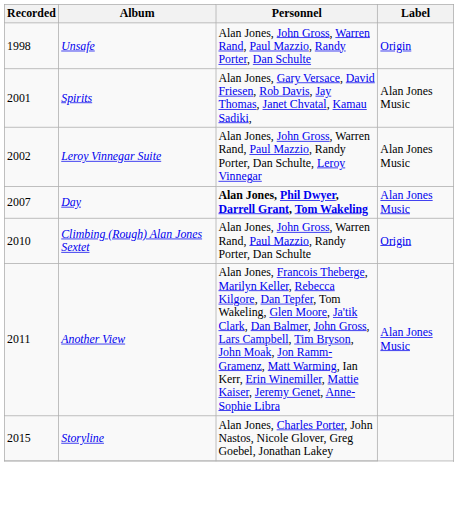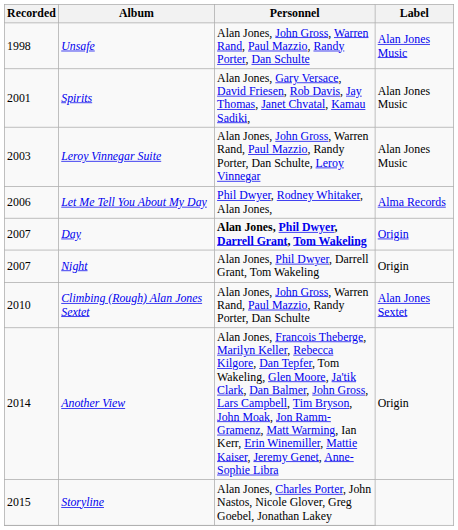(396, 45) Origin -> (404, 45) Alan Jones Music
(19, 156) 2002 -> (19, 156) 2003
+ row: (134, 202)
(407, 202) Alan Jones Music -> (393, 234) Origin
+ row: (74, 266)
(396, 240) Origin -> (404, 305) Alan Jones Sextet
(19, 339) 2011 -> (19, 403) 2014
(407, 339) Alan Jones Music -> (393, 403) Origin
